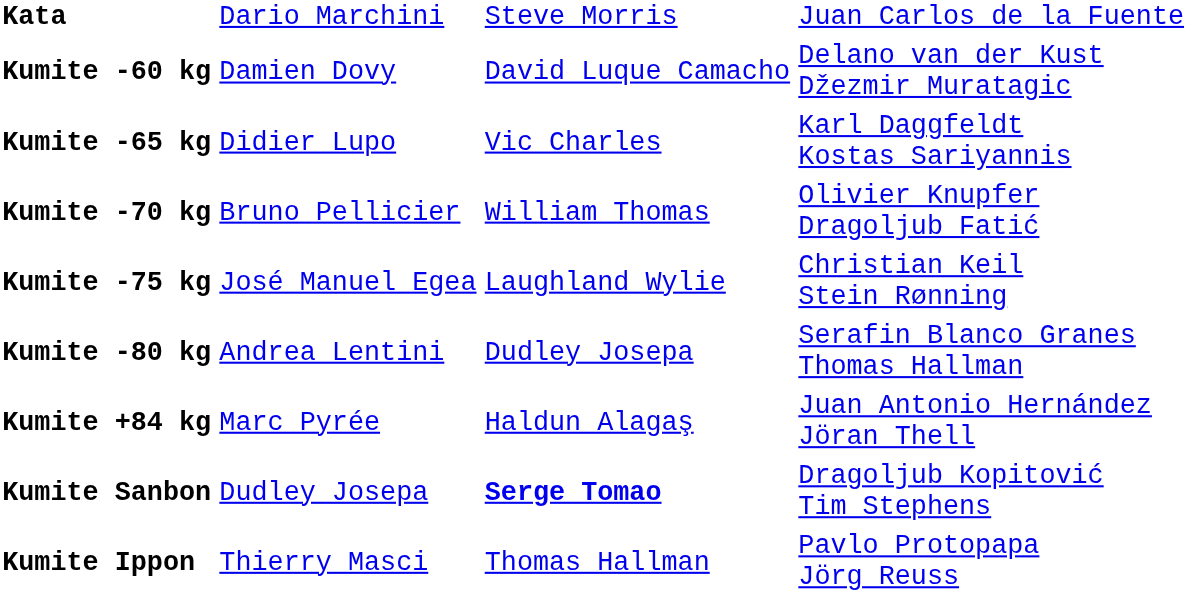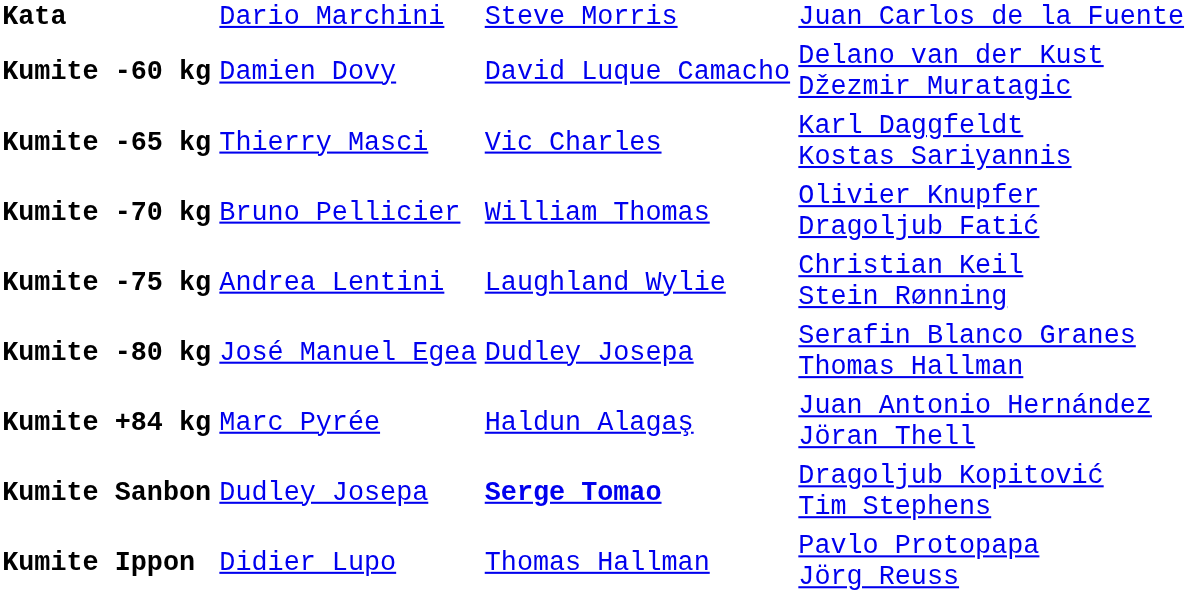(308, 141) Didier Lupo -> (324, 141) Thierry Masci
(348, 281) José Manuel Egea -> (332, 281) Andrea Lentini
(332, 351) Andrea Lentini -> (348, 351) José Manuel Egea
(324, 562) Thierry Masci -> (308, 562) Didier Lupo
